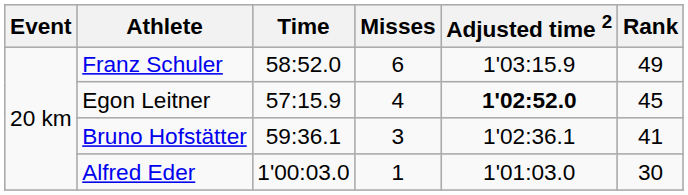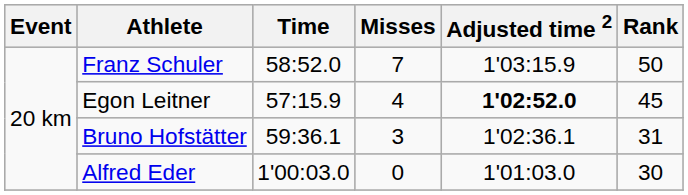(398, 65) 6 -> (398, 65) 7
(651, 65) 49 -> (651, 65) 50
(651, 136) 41 -> (651, 136) 31
(398, 172) 1 -> (398, 172) 0
